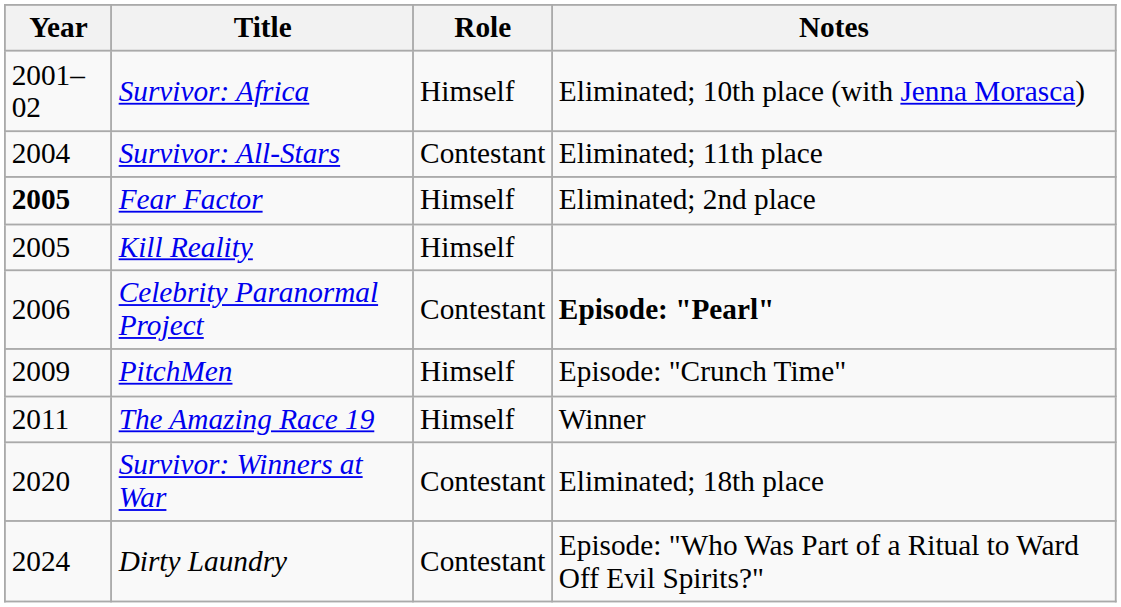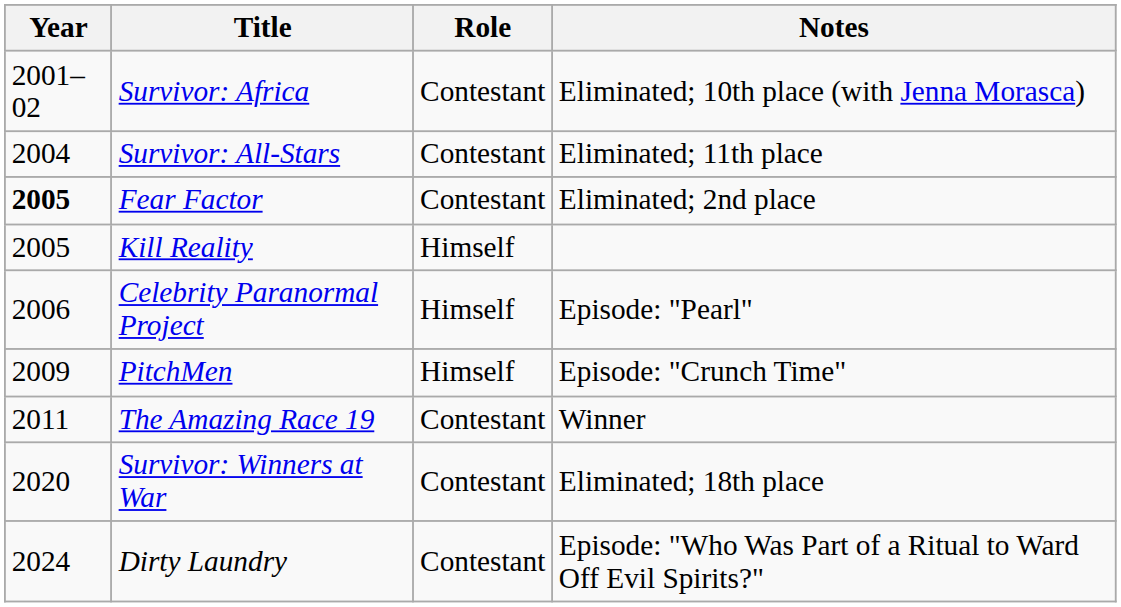(467, 90) Himself -> (483, 90) Contestant
(467, 199) Himself -> (483, 199) Contestant
(483, 309) Contestant -> (467, 309) Himself
(667, 309) bold -> (656, 309) normal
(467, 418) Himself -> (483, 418) Contestant
